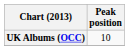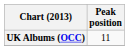(106, 38) 10 -> (106, 38) 11
